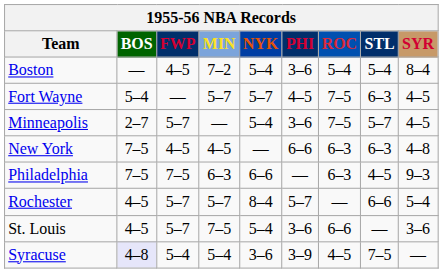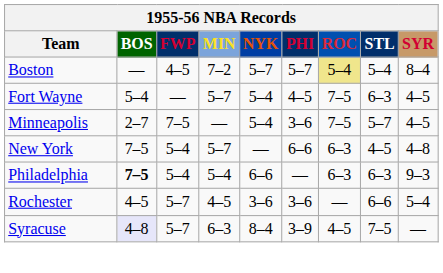(261, 70) 5–4 -> (261, 70) 5–7
(300, 70) 3–6 -> (300, 70) 5–7
(339, 70) no background -> (339, 70) khaki background
(261, 96) 5–7 -> (261, 96) 5–4
(178, 123) 5–7 -> (178, 123) 7–5
(178, 149) 4–5 -> (178, 149) 5–4
(219, 149) 4–5 -> (219, 149) 5–7
(380, 149) 6–3 -> (380, 149) 4–5
(137, 175) normal -> (137, 175) bold
(178, 175) 7–5 -> (178, 175) 5–4
(219, 175) 6–3 -> (219, 175) 5–4
(380, 175) 4–5 -> (380, 175) 6–3
(219, 202) 5–7 -> (219, 202) 4–5
(261, 202) 8–4 -> (261, 202) 3–6
(300, 202) 5–7 -> (300, 202) 3–6
- row: (37, 228)
(178, 254) 5–4 -> (178, 228) 5–7
(219, 254) 5–4 -> (219, 228) 6–3
(261, 254) 3–6 -> (261, 228) 8–4
